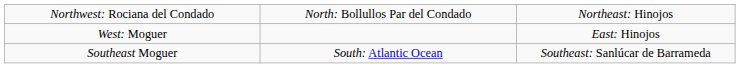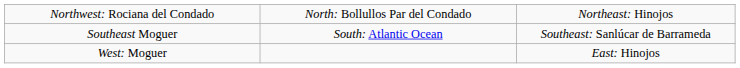rows swapped: (132, 33) <-> (132, 53)
